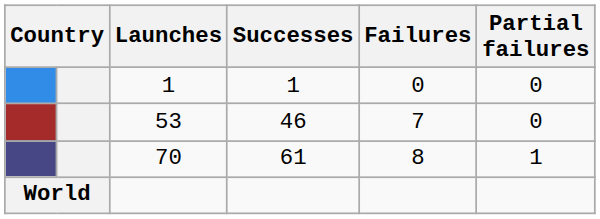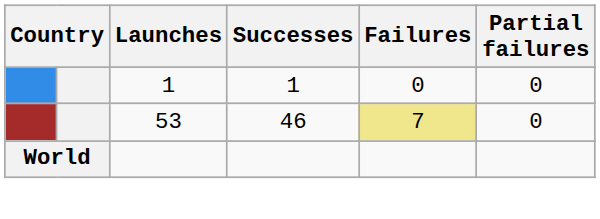(418, 122) no background -> (418, 122) khaki background
- row: (168, 159)
